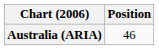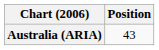(129, 34) 46 -> (129, 34) 43
